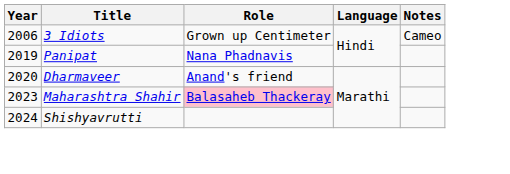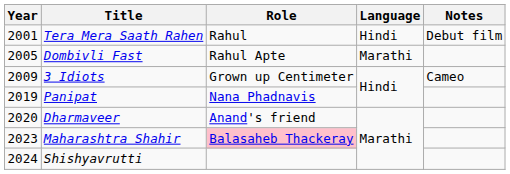+ row: (124, 35)
+ row: (93, 56)
(23, 35) 2006 -> (23, 76) 2009
